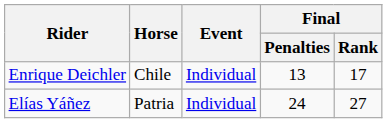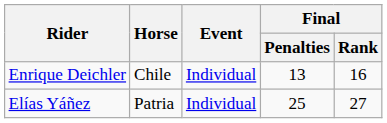(358, 75) 17 -> (358, 75) 16
(297, 103) 24 -> (297, 103) 25
